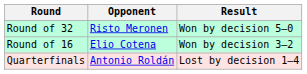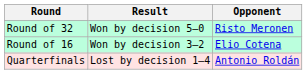columns swapped: (132, 13) <-> (239, 13)
